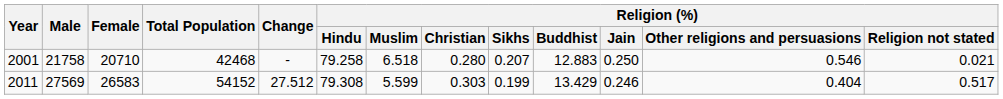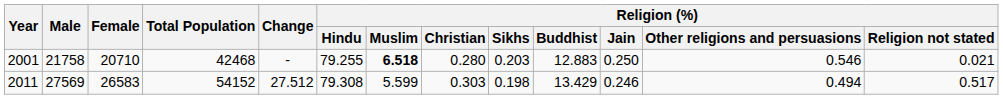(342, 60) 79.258 -> (342, 60) 79.255
(400, 60) normal -> (400, 60) bold
(512, 60) 0.207 -> (512, 60) 0.203
(512, 82) 0.199 -> (512, 82) 0.198
(844, 82) 0.404 -> (844, 82) 0.494
